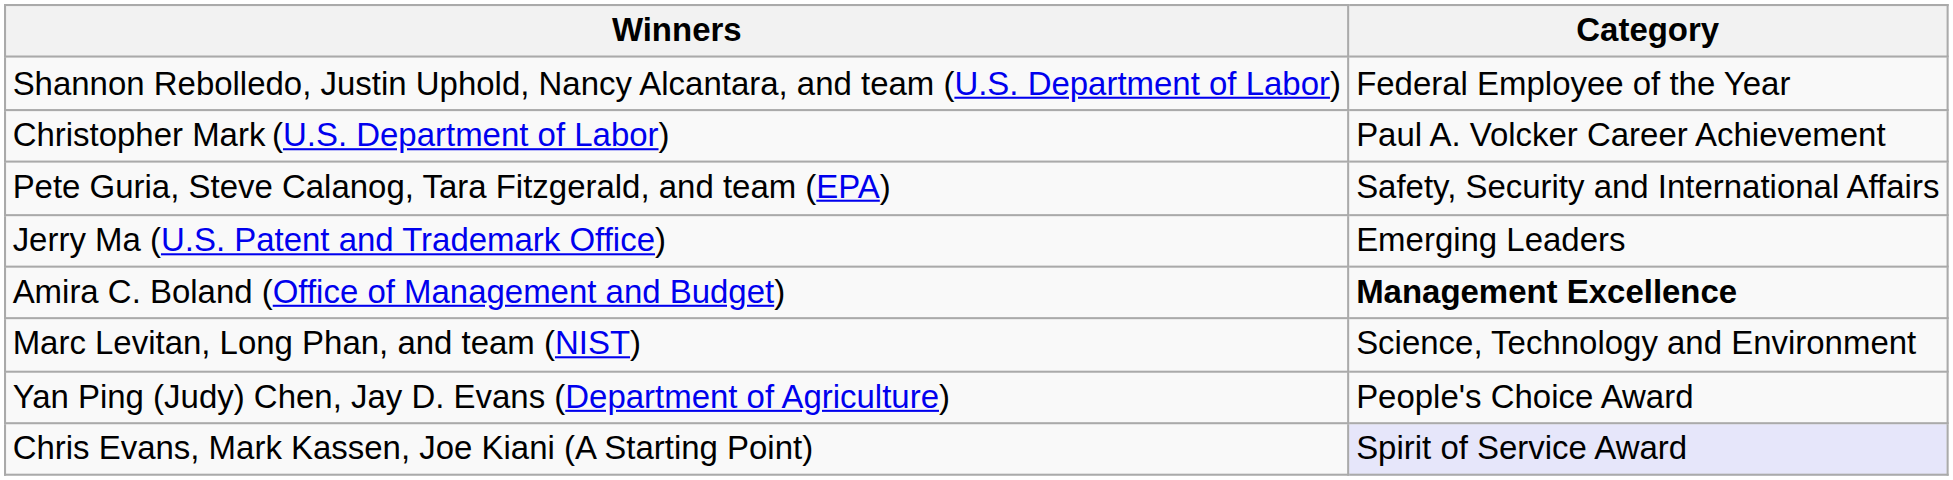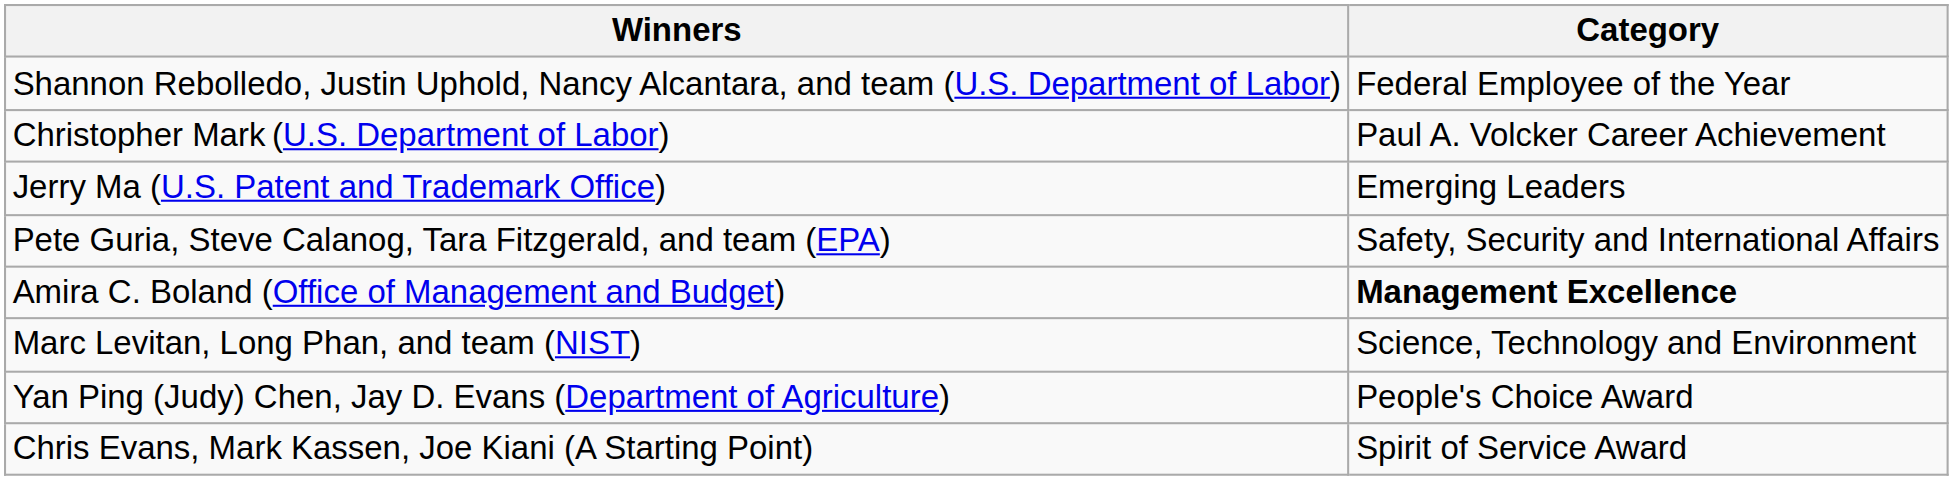rows swapped: (452, 187) <-> (339, 239)
(1522, 448) lavender background -> (1522, 448) no background
